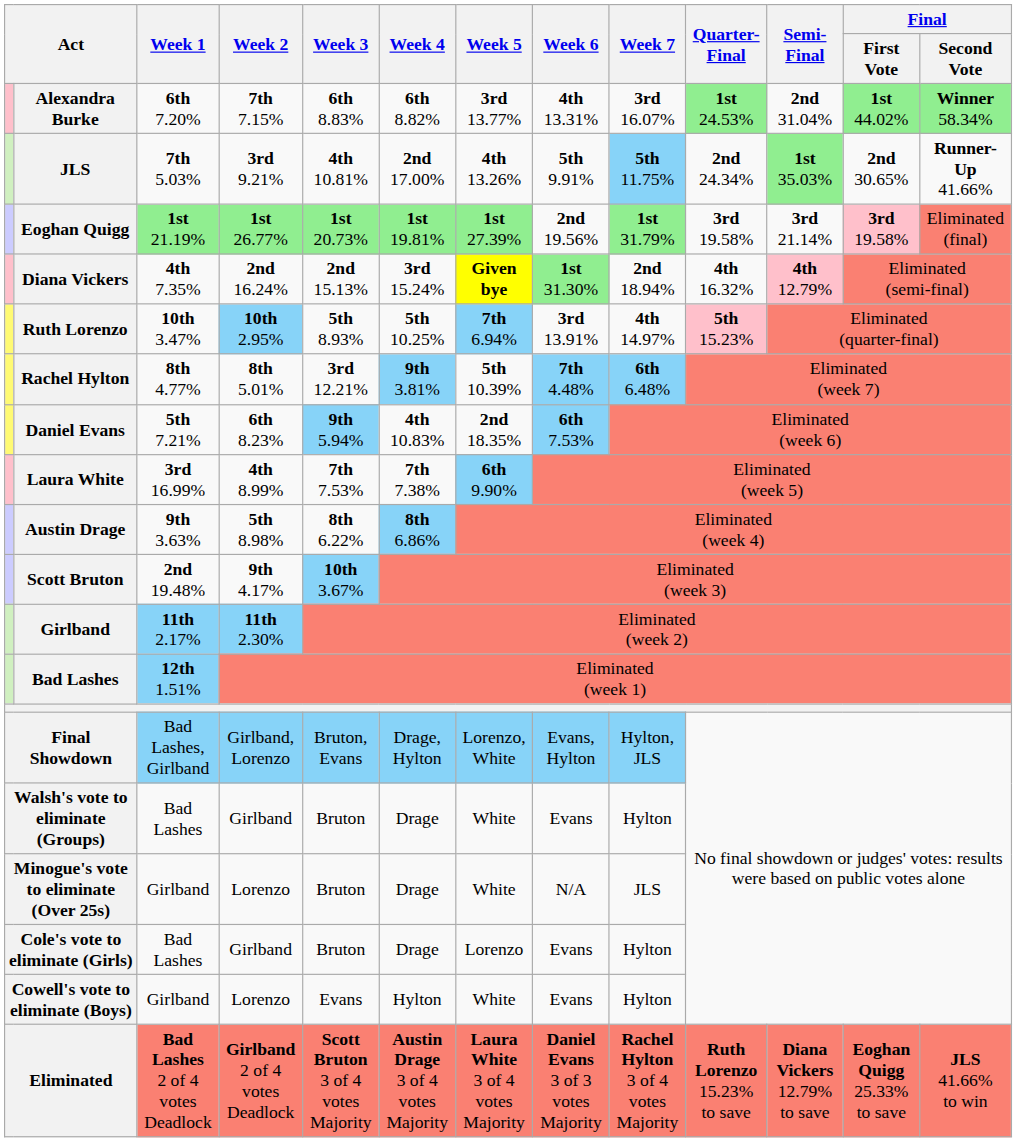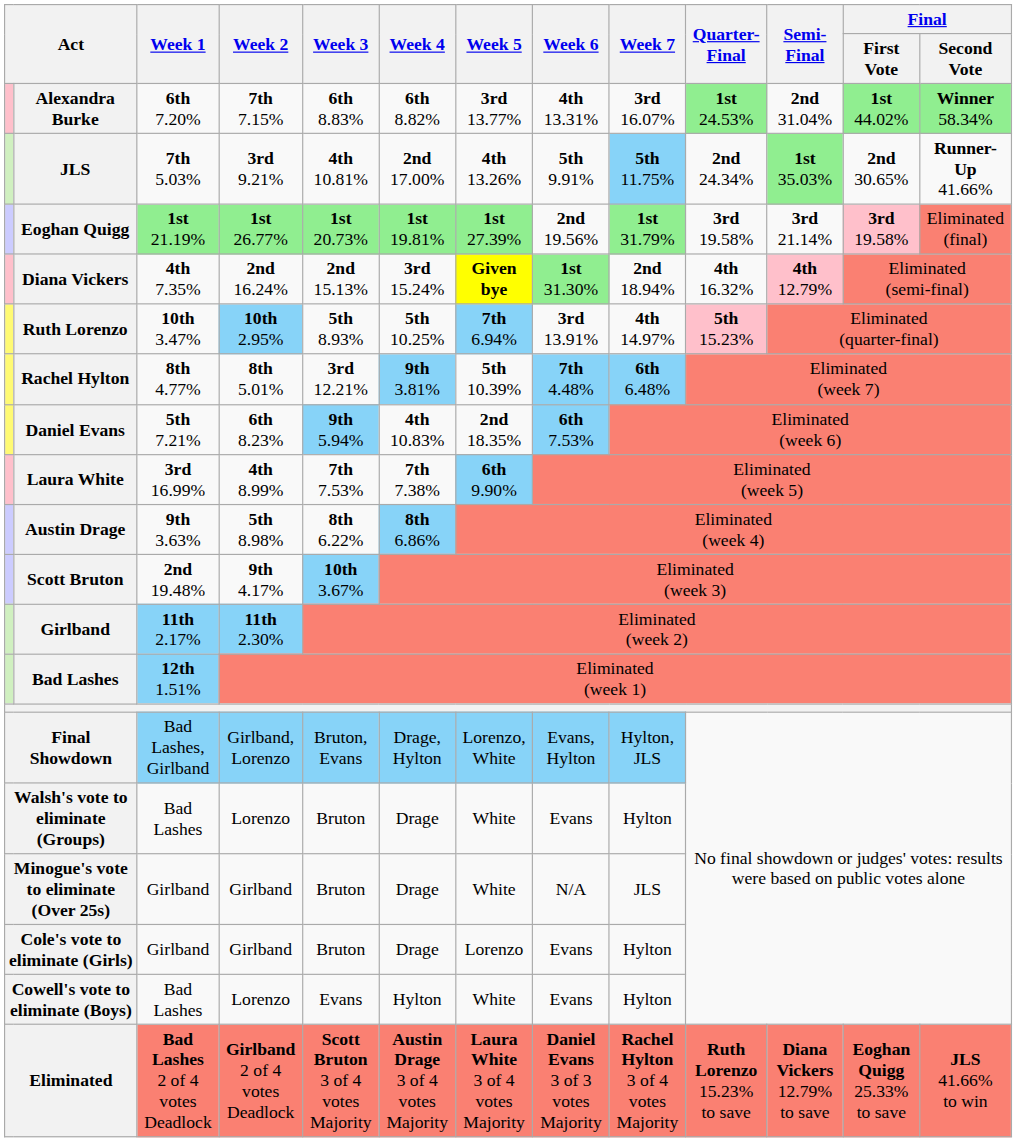(261, 818) Girlband -> (261, 818) Lorenzo
(261, 889) Lorenzo -> (261, 889) Girlband
(178, 949) Bad Lashes -> (178, 949) Girlband
(178, 999) Girlband -> (178, 999) Bad Lashes
